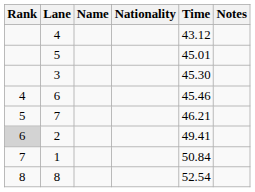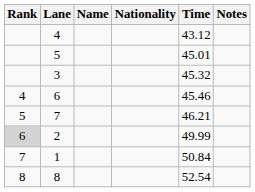(196, 75) 45.30 -> (196, 75) 45.32
(196, 136) 49.41 -> (196, 136) 49.99
